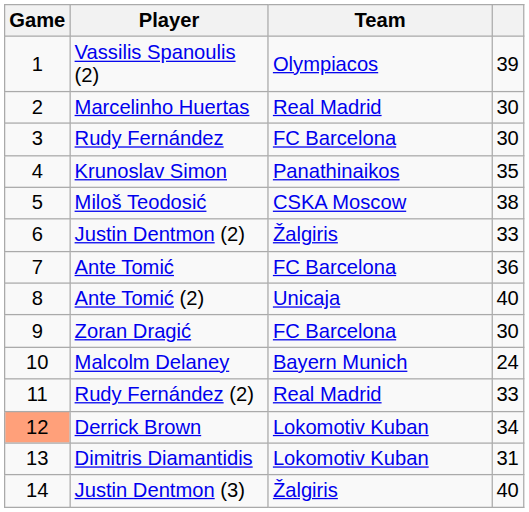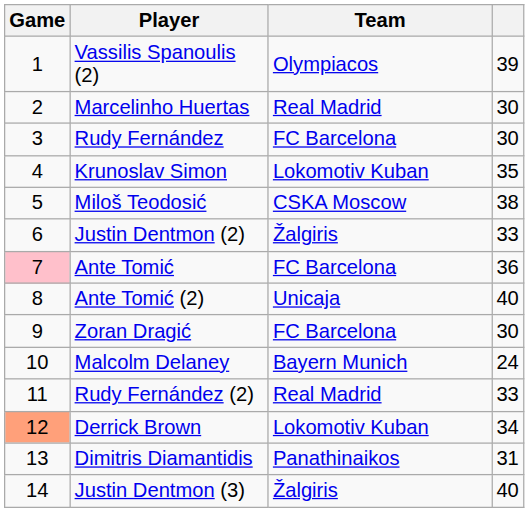(336, 171) Panathinaikos -> (351, 171) Lokomotiv Kuban
(37, 266) no background -> (37, 266) pink background
(351, 458) Lokomotiv Kuban -> (336, 458) Panathinaikos
